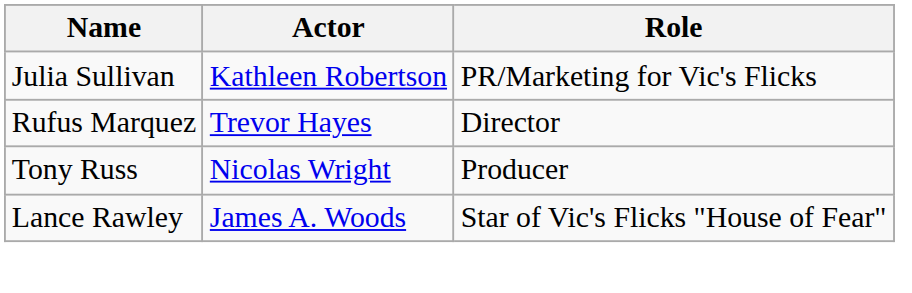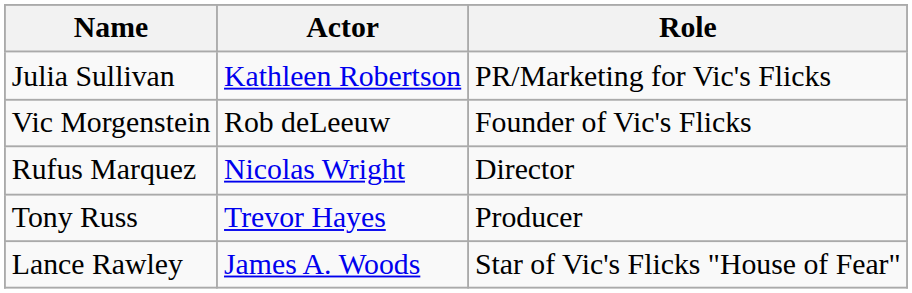+ row: (111, 122)
(291, 122) Trevor Hayes -> (314, 169) Nicolas Wright
(300, 169) Nicolas Wright -> (305, 216) Trevor Hayes
